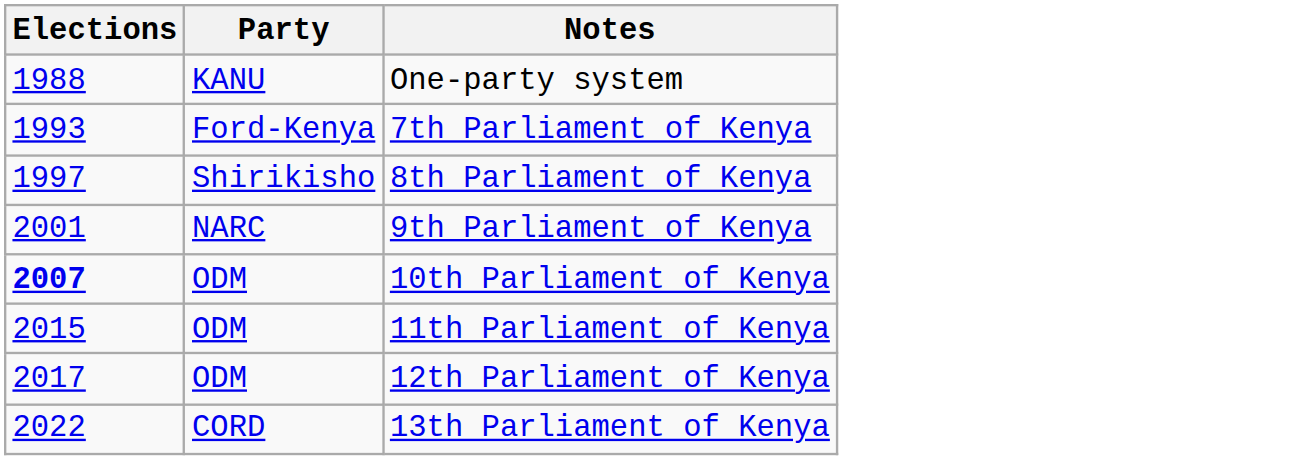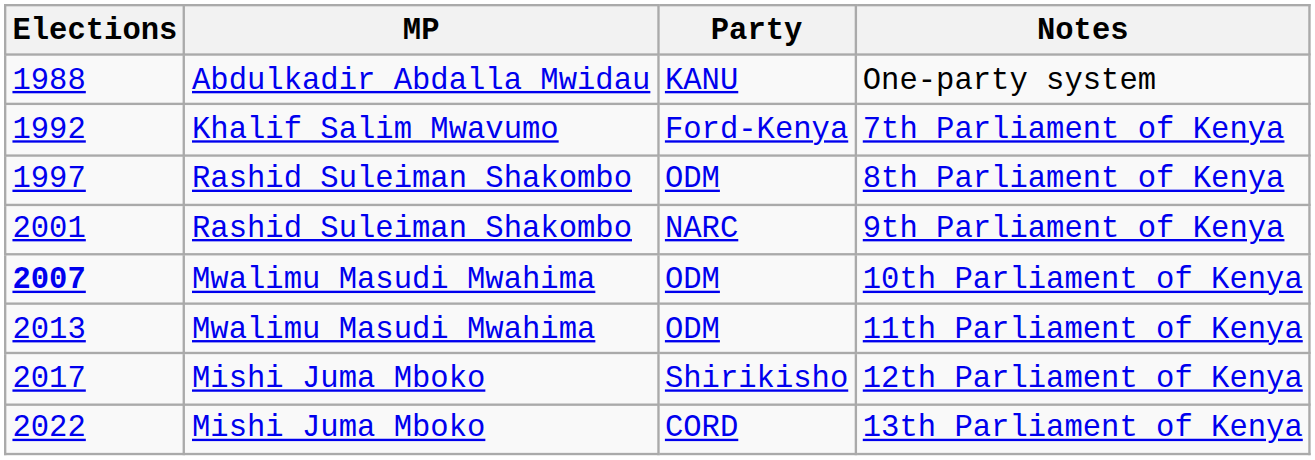+ column: (421, 30)
(49, 130) 1993 -> (49, 130) 1992
(284, 179) Shirikisho -> (692, 179) ODM
(49, 329) 2015 -> (49, 329) 2013
(220, 379) ODM -> (757, 379) Shirikisho
